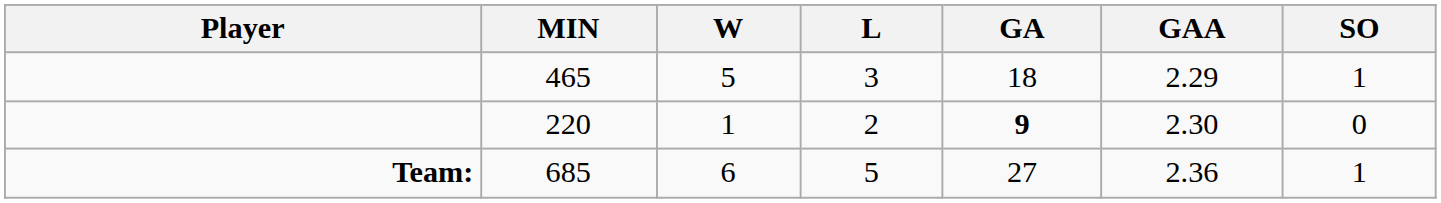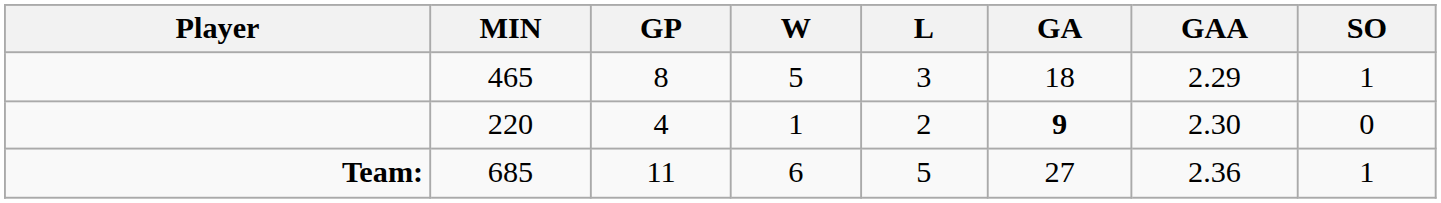+ column: (661, 28)
